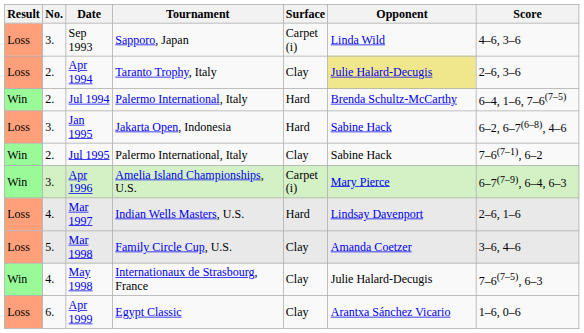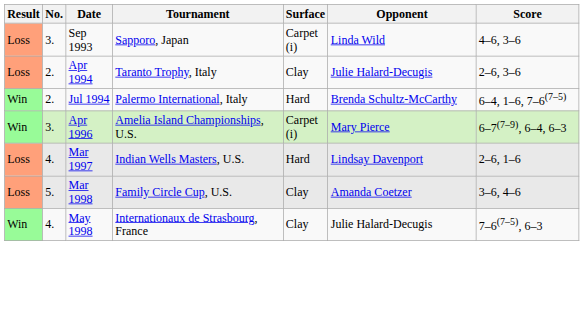(382, 72) khaki background -> (382, 72) no background
- row: (81, 127)
- row: (89, 154)
- row: (81, 312)
